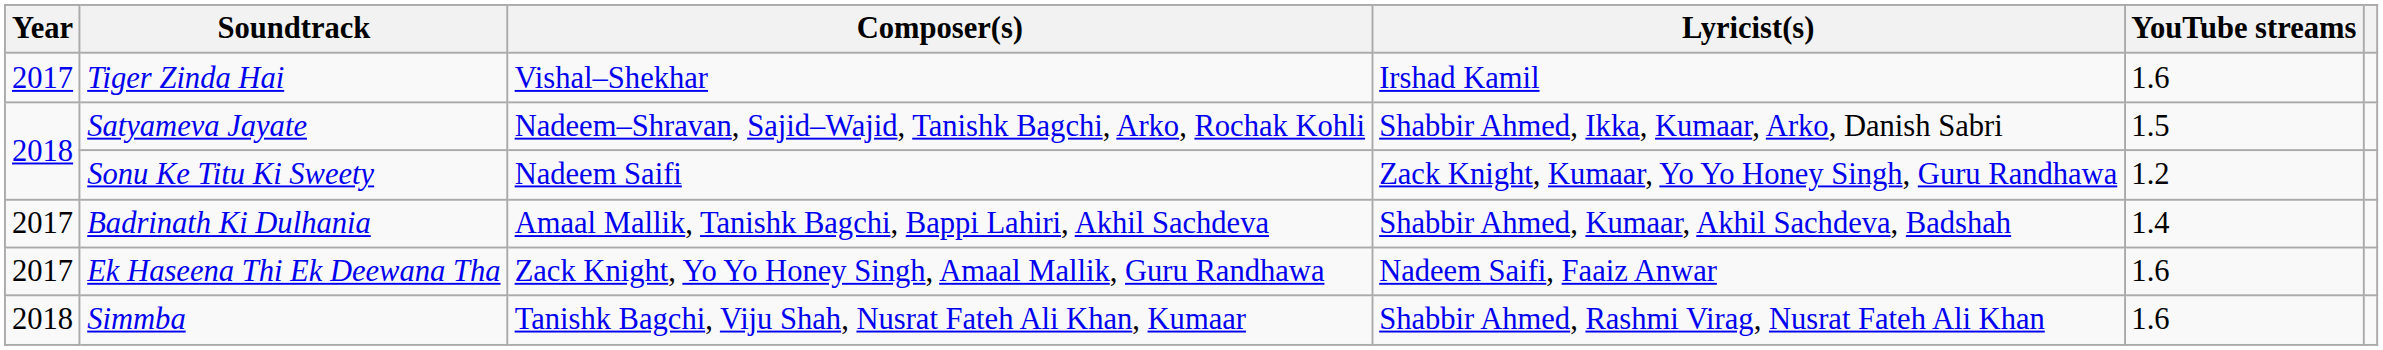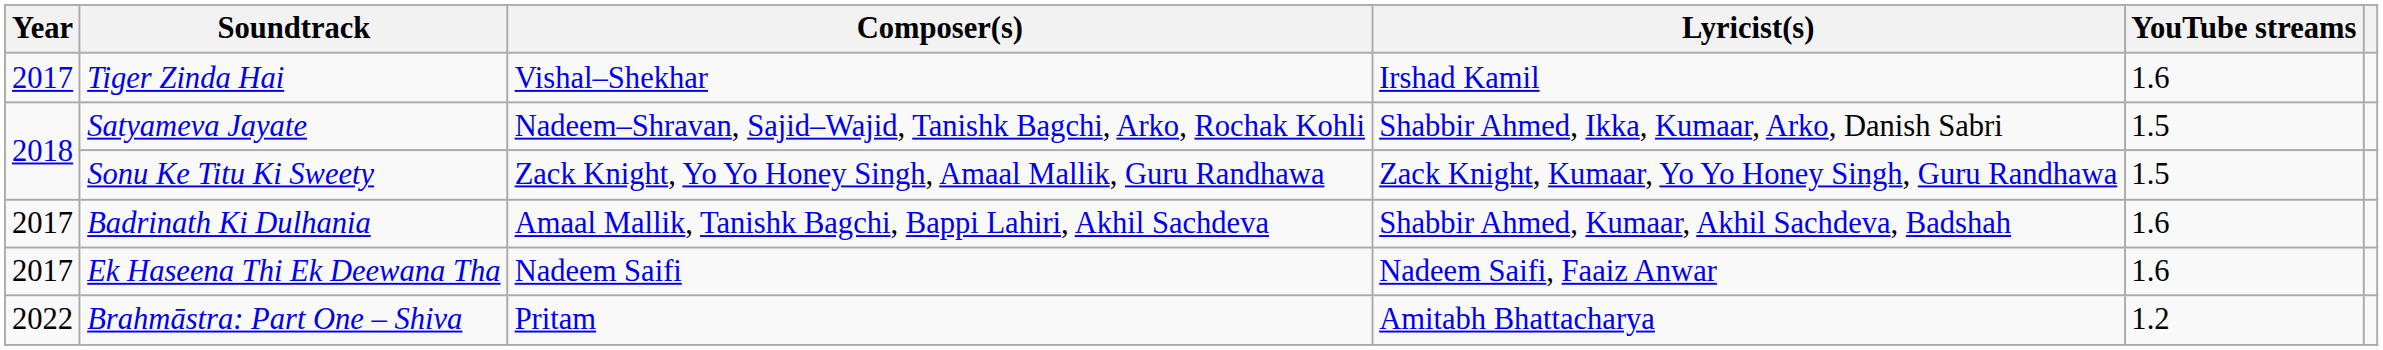(598, 174) Nadeem Saifi -> (920, 174) Zack Knight, Yo Yo Honey Singh, Amaal Mallik, Guru Randhawa
(2150, 174) 1.2 -> (2150, 174) 1.5
(2150, 222) 1.4 -> (2150, 222) 1.6
(920, 271) Zack Knight, Yo Yo Honey Singh, Amaal Mallik, Guru Randhawa -> (598, 271) Nadeem Saifi
- row: (136, 319)
+ row: (275, 319)
